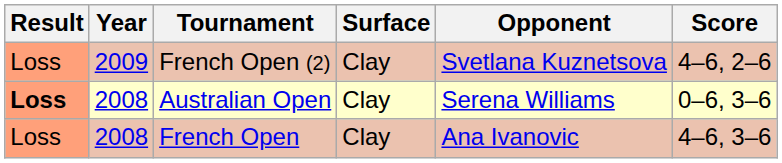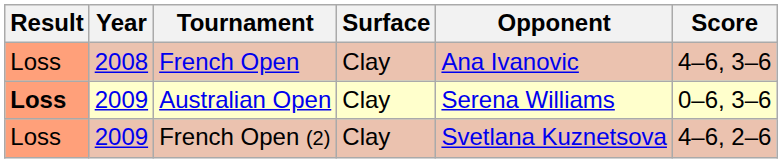rows swapped: (229, 137) <-> (245, 61)
(121, 99) 2008 -> (121, 99) 2009
